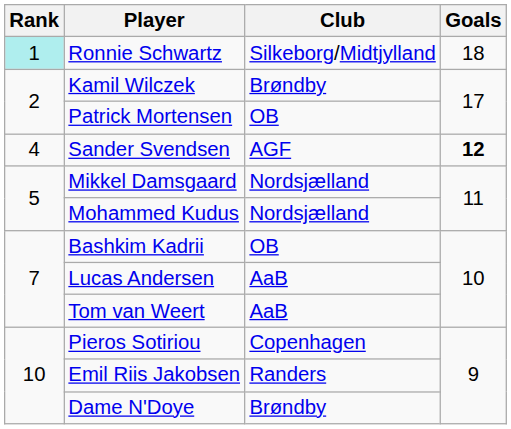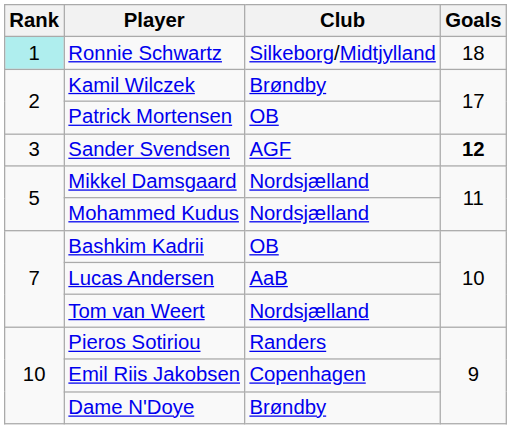(34, 149) 4 -> (34, 149) 3
(269, 310) AaB -> (309, 310) Nordsjælland
(308, 342) Copenhagen -> (288, 342) Randers
(288, 375) Randers -> (308, 375) Copenhagen
